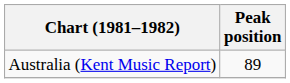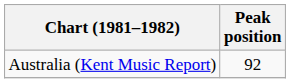(253, 63) 89 -> (253, 63) 92
